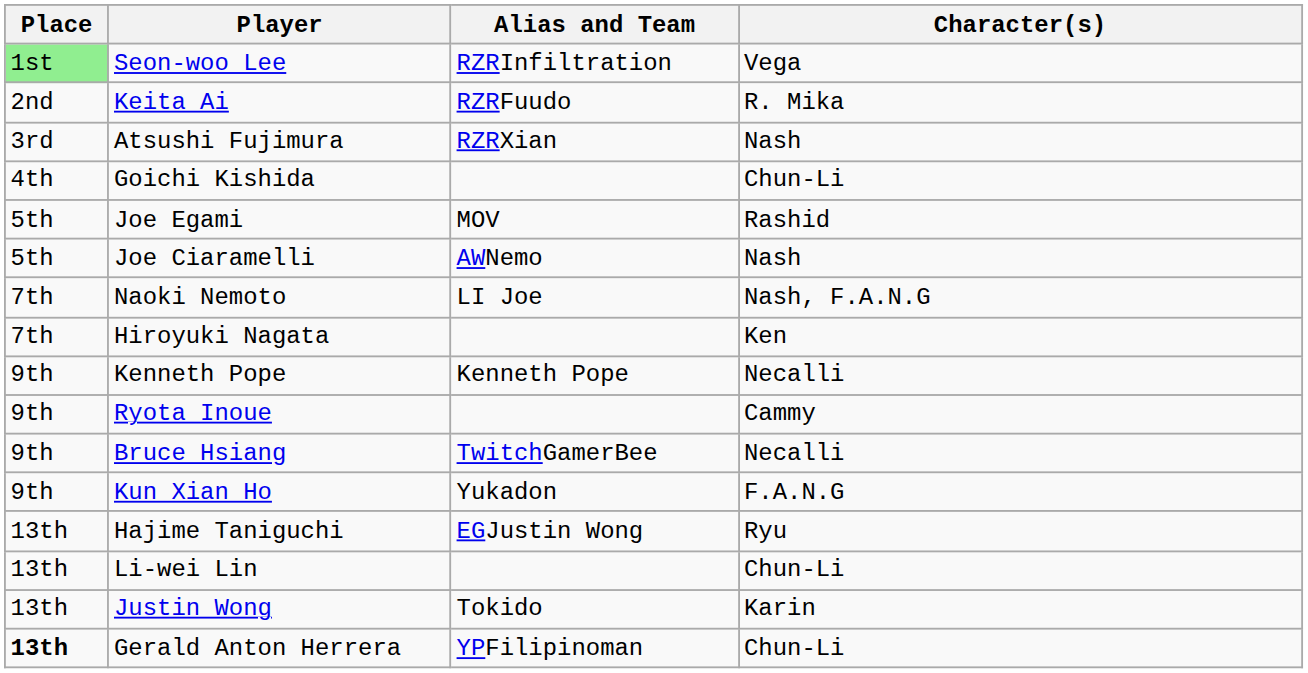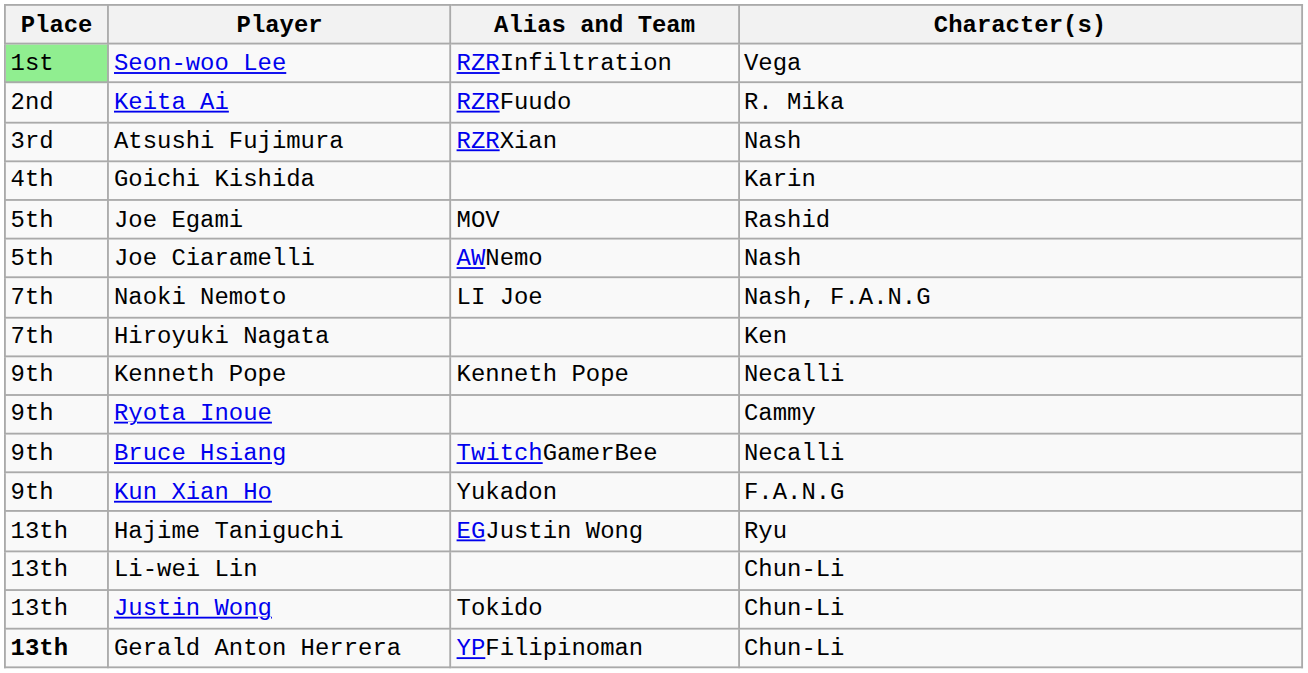(794, 180) Chun-Li -> (780, 180) Karin
(780, 609) Karin -> (794, 609) Chun-Li
